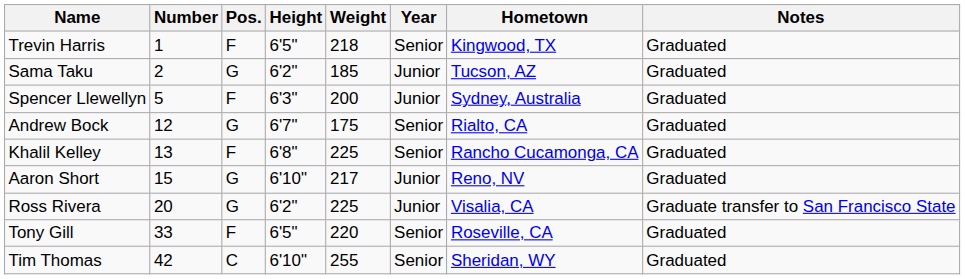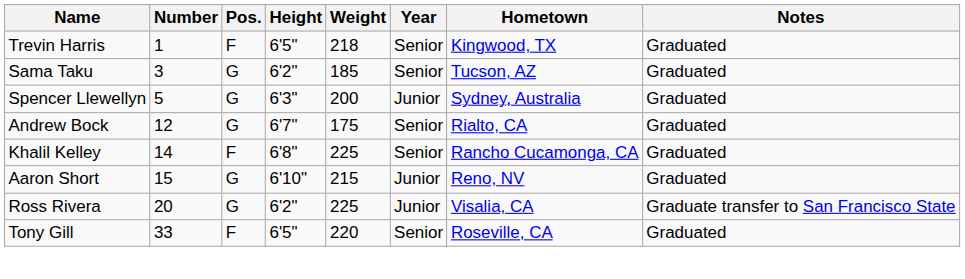(159, 71) 2 -> (159, 71) 3
(417, 71) Junior -> (419, 71) Senior
(231, 98) F -> (232, 98) G
(163, 152) 13 -> (163, 152) 14
(344, 179) 217 -> (344, 179) 215
- row: (55, 260)
